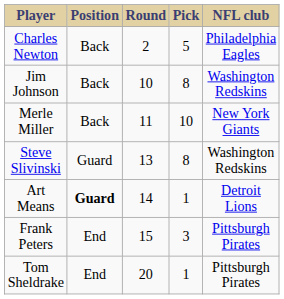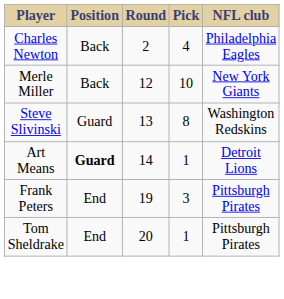(186, 45) 5 -> (186, 45) 4
- row: (36, 84)
(146, 122) 11 -> (146, 84) 12
(146, 236) 15 -> (146, 198) 19
